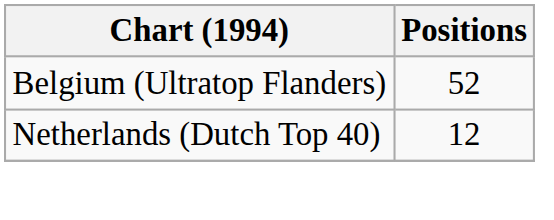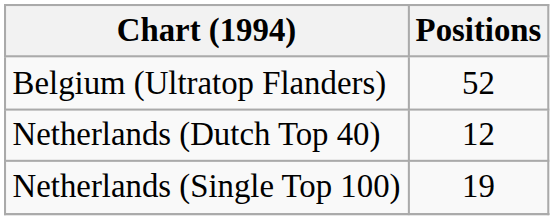+ row: (207, 186)
